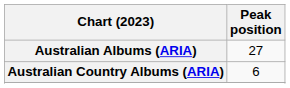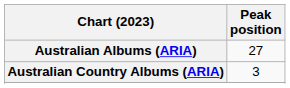(256, 72) 6 -> (256, 72) 3
